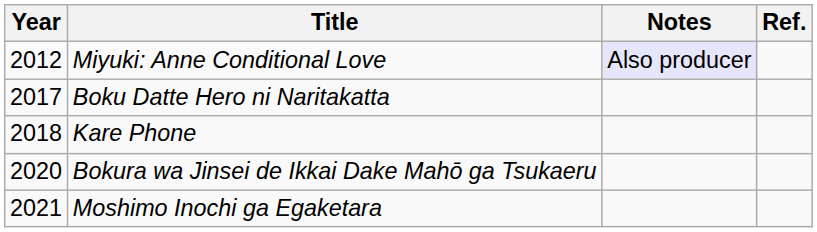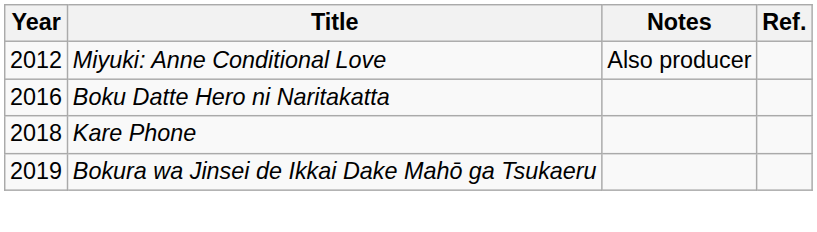(679, 60) lavender background -> (679, 60) no background
(36, 97) 2017 -> (36, 97) 2016
(36, 171) 2020 -> (36, 171) 2019
- row: (227, 208)
